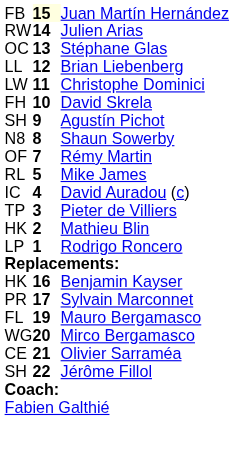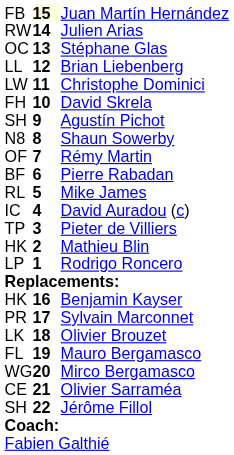+ row: (117, 174)
+ row: (113, 336)
